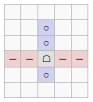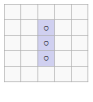- row: (13, 58)
